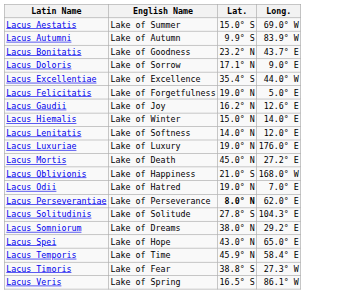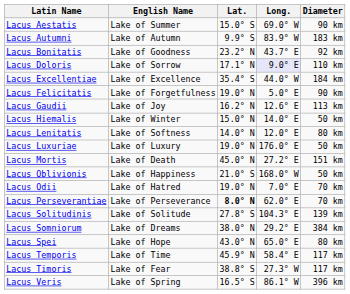+ column: (323, 11)
(284, 65) no background -> (284, 65) lavender background
